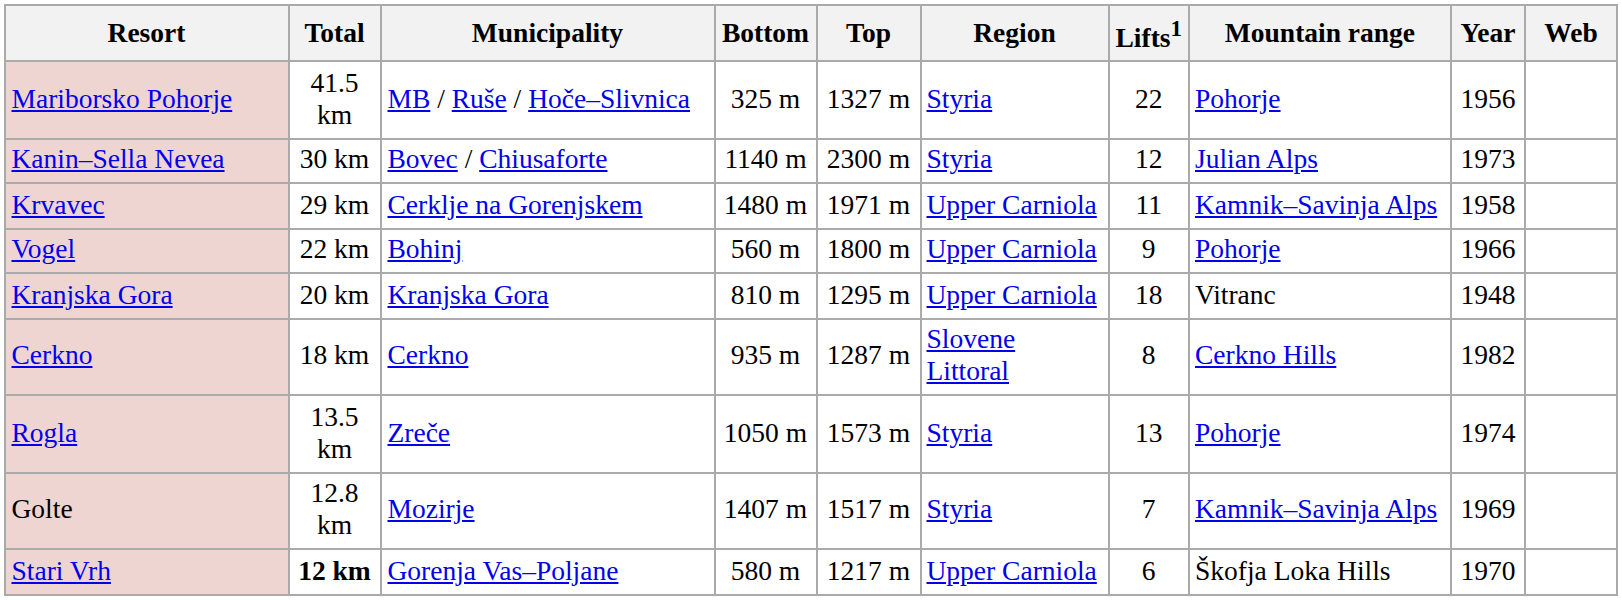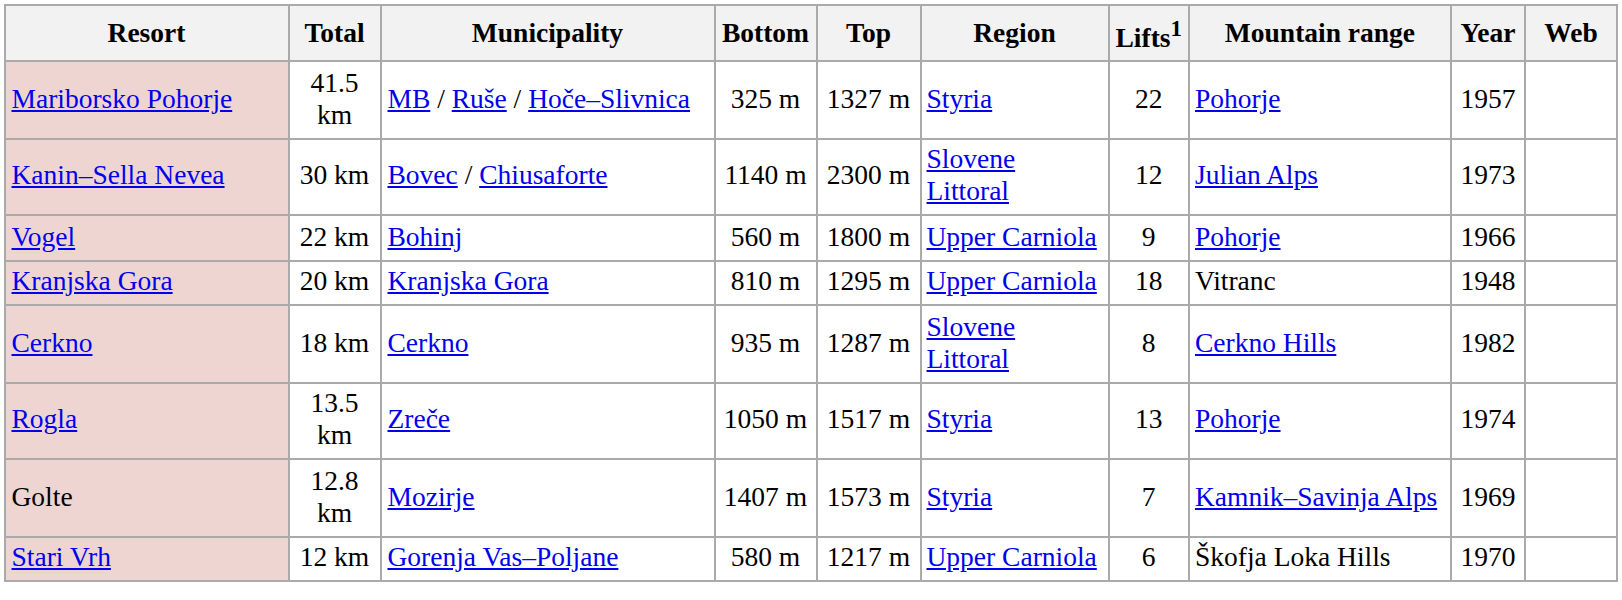(1488, 98) 1956 -> (1488, 98) 1957
(959, 159) Styria -> (971, 175) Slovene Littoral
- row: (58, 204)
(868, 432) 1573 m -> (868, 419) 1517 m
(868, 509) 1517 m -> (868, 496) 1573 m
(334, 570) bold -> (334, 557) normal
